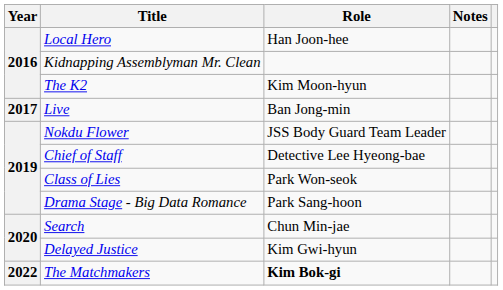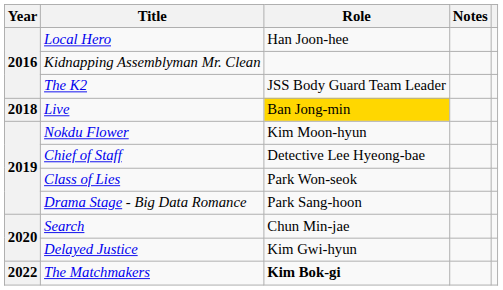(317, 86) Kim Moon-hyun -> (357, 86) JSS Body Guard Team Leader
(23, 109) 2017 -> (23, 109) 2018
(309, 109) no background -> (309, 109) gold background
(357, 132) JSS Body Guard Team Leader -> (317, 132) Kim Moon-hyun
